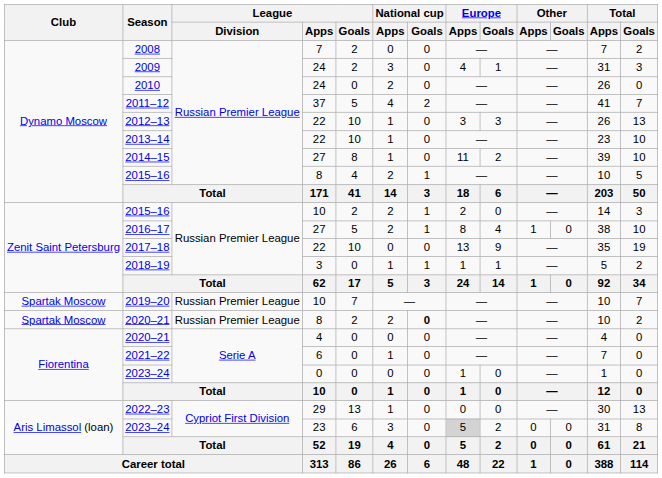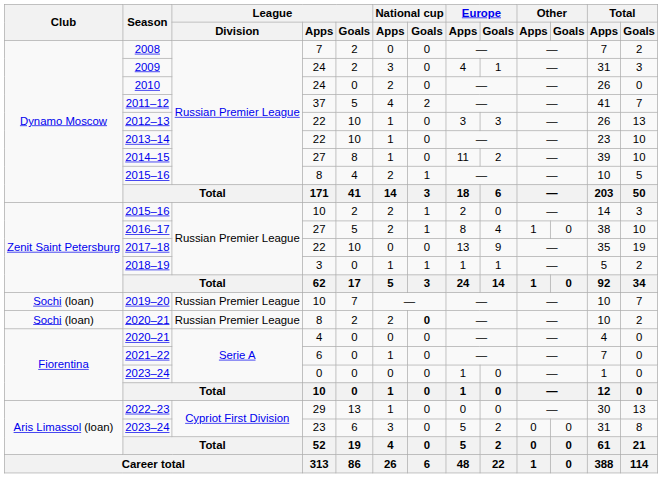(63, 301) Spartak Moscow -> (63, 301) Sochi (loan)
(63, 319) Spartak Moscow -> (63, 319) Sochi (loan)
(463, 427) lightgrey background -> (463, 427) no background
